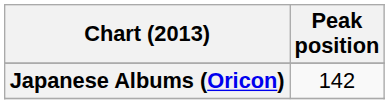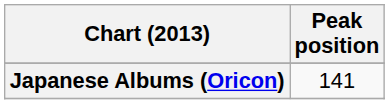(337, 80) 142 -> (337, 80) 141
